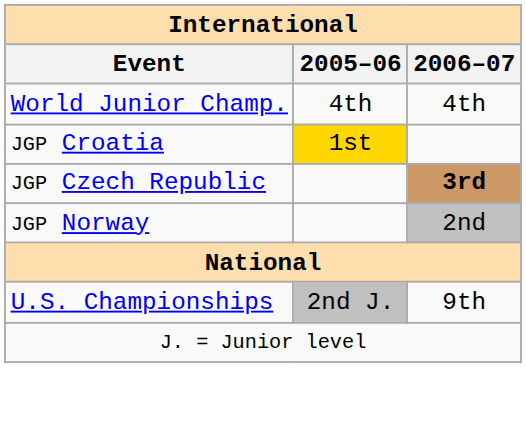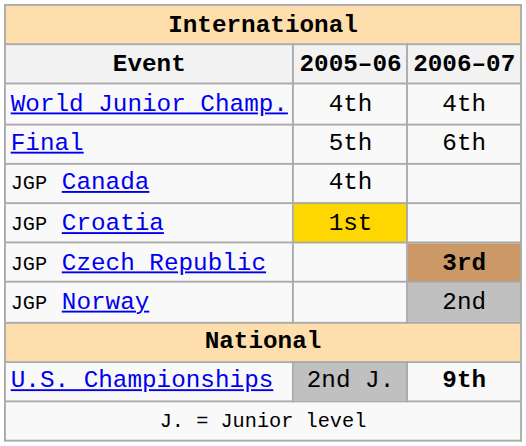+ row: (47, 144)
+ row: (80, 183)
(464, 302) normal -> (464, 381) bold
